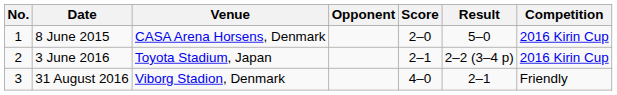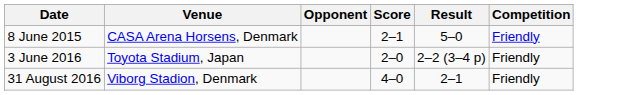- column: (18, 15)
(420, 36) 2–0 -> (392, 36) 2–1
(564, 36) 2016 Kirin Cup -> (516, 36) Friendly
(420, 57) 2–1 -> (392, 57) 2–0
(564, 57) 2016 Kirin Cup -> (516, 57) Friendly
